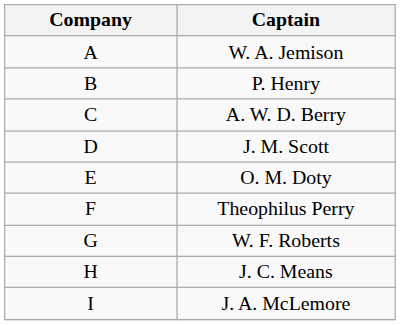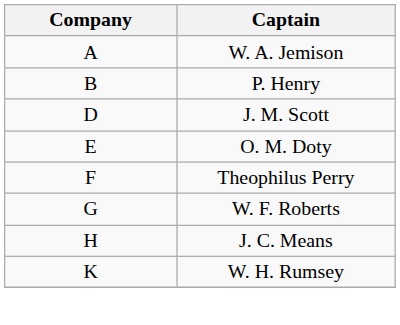- row: (286, 114)
- row: (286, 303)
+ row: (286, 271)
